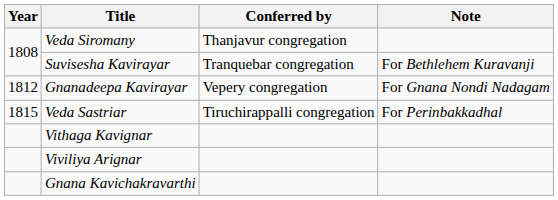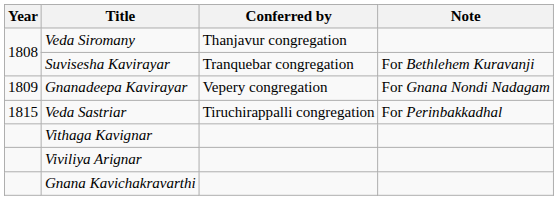(23, 87) 1812 -> (23, 87) 1809
